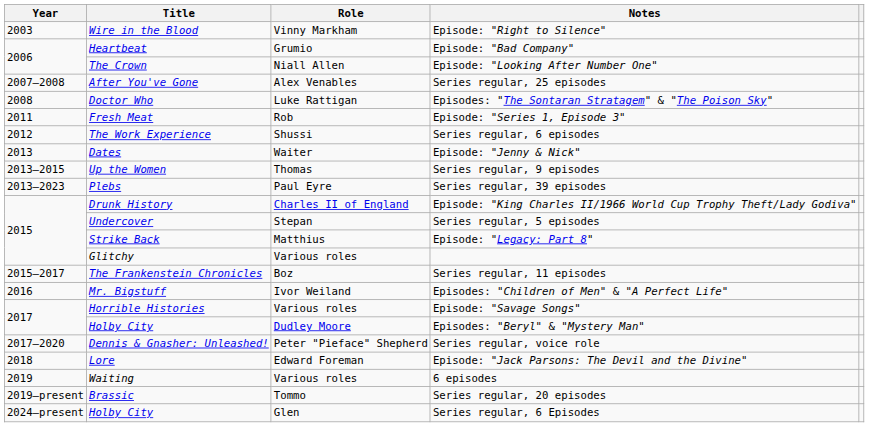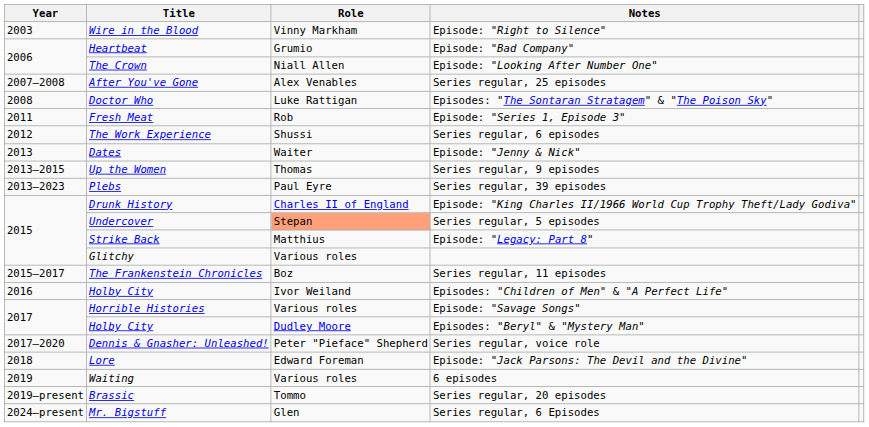(293, 222) no background -> (293, 222) lightsalmon background
(128, 291) Mr. Bigstuff -> (121, 291) Holby City
(121, 413) Holby City -> (128, 413) Mr. Bigstuff
